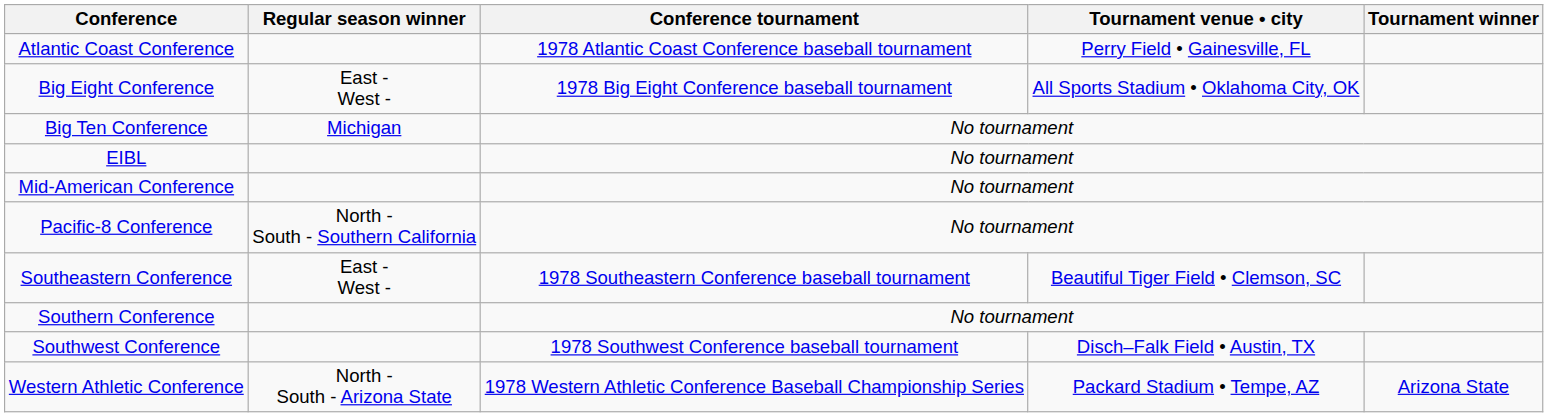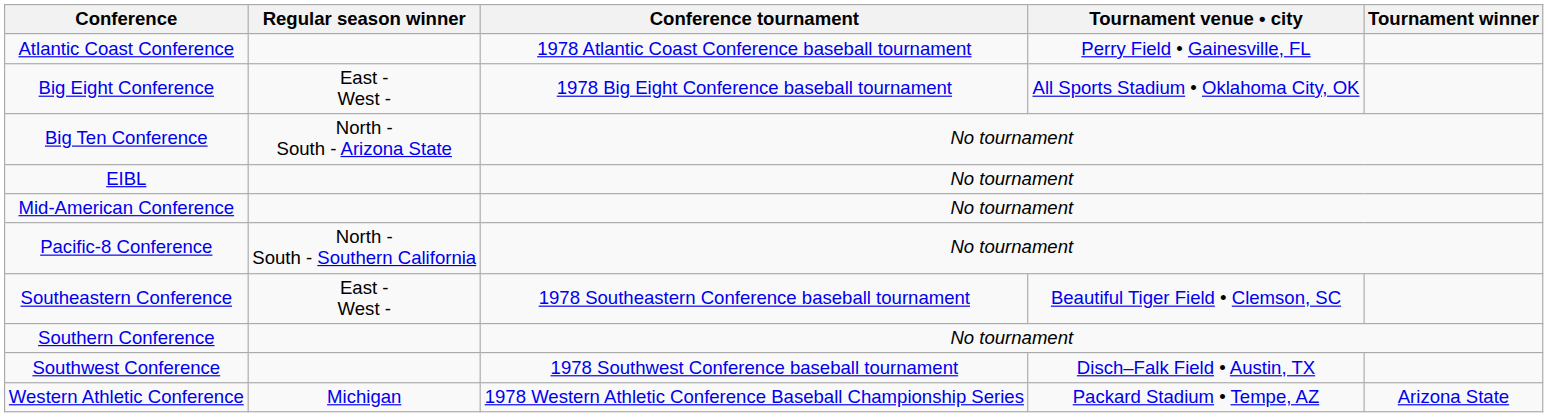(364, 128) Michigan -> (364, 138) North - South - Arizona State
(364, 386) North - South - Arizona State -> (364, 397) Michigan
